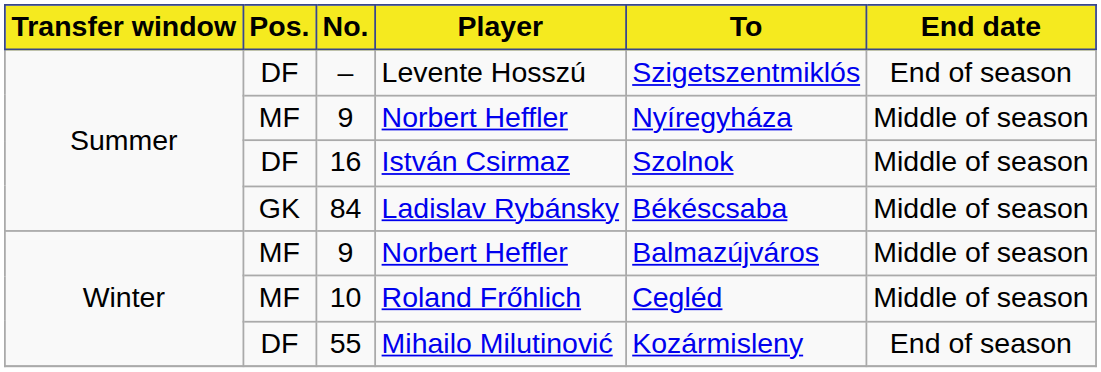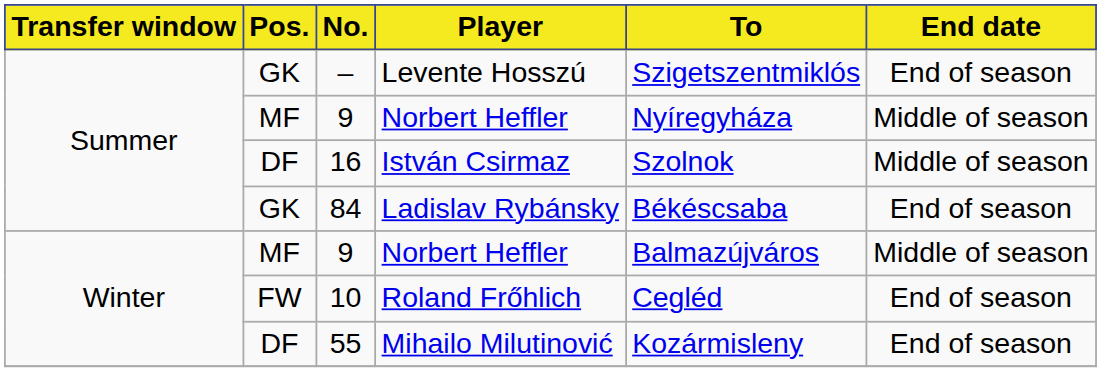(279, 72) DF -> (279, 72) GK
(981, 207) Middle of season -> (981, 207) End of season
(279, 298) MF -> (279, 298) FW
(981, 298) Middle of season -> (981, 298) End of season
